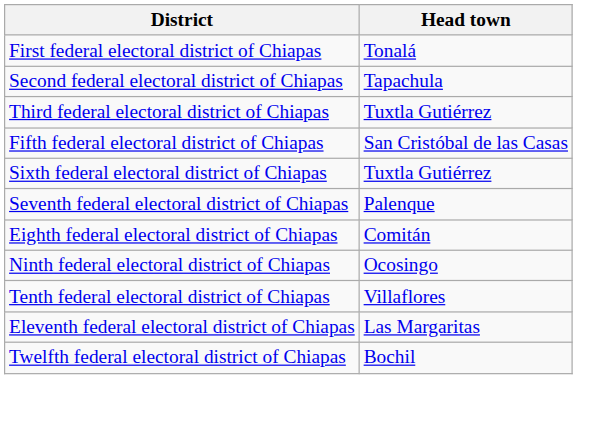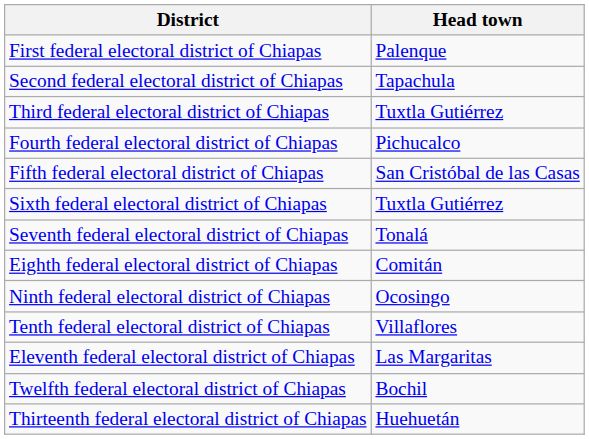(390, 50) Tonalá -> (411, 50) Palenque
+ row: (173, 142)
(399, 204) Palenque -> (402, 234) Tonalá
+ row: (188, 419)
